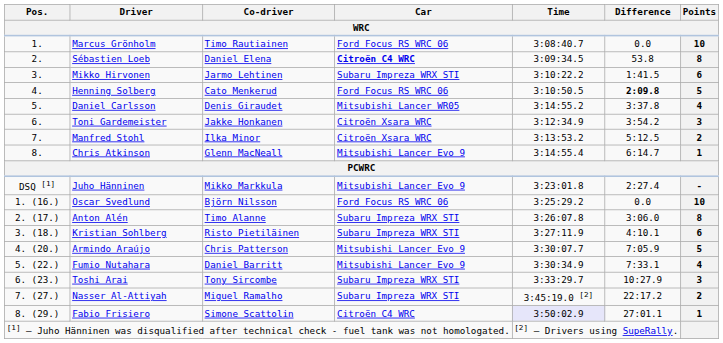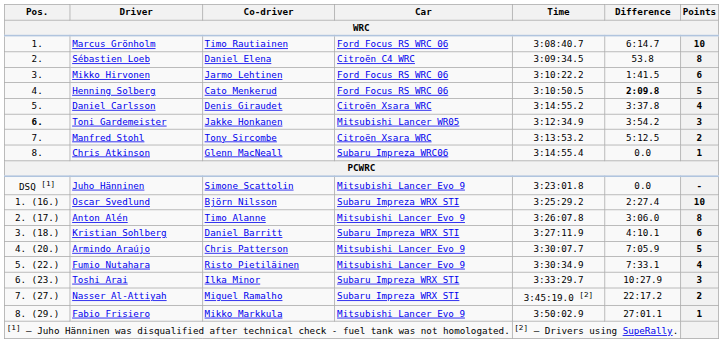(643, 44) 0.0 -> (643, 44) 6:14.7
(376, 59) bold -> (376, 59) normal
(398, 75) Subaru Impreza WRX STI -> (393, 75) Ford Focus RS WRC 06
(398, 106) Mitsubishi Lancer WR05 -> (384, 106) Citroën Xsara WRC
(37, 121) normal -> (37, 121) bold
(384, 121) Citroën Xsara WRC -> (398, 121) Mitsubishi Lancer WR05
(232, 137) Ilka Minor -> (241, 137) Tony Sircombe
(401, 152) Mitsubishi Lancer Evo 9 -> (393, 152) Subaru Impreza WRC06
(643, 152) 6:14.7 -> (643, 152) 0.0
(244, 185) Mikko Markkula -> (249, 185) Simone Scattolin
(643, 185) 2:27.4 -> (643, 185) 0.0
(393, 202) Ford Focus RS WRC 06 -> (398, 202) Subaru Impreza WRX STI
(643, 202) 0.0 -> (643, 202) 2:27.4
(398, 218) Subaru Impreza WRX STI -> (401, 218) Mitsubishi Lancer Evo 9
(252, 233) Risto Pietiläinen -> (244, 233) Daniel Barritt
(244, 264) Daniel Barritt -> (252, 264) Risto Pietiläinen
(241, 280) Tony Sircombe -> (232, 280) Ilka Minor
(249, 313) Simone Scattolin -> (244, 313) Mikko Markkula
(376, 313) Citroën C4 WRC -> (401, 313) Mitsubishi Lancer Evo 9
(558, 313) lavender background -> (558, 313) no background
